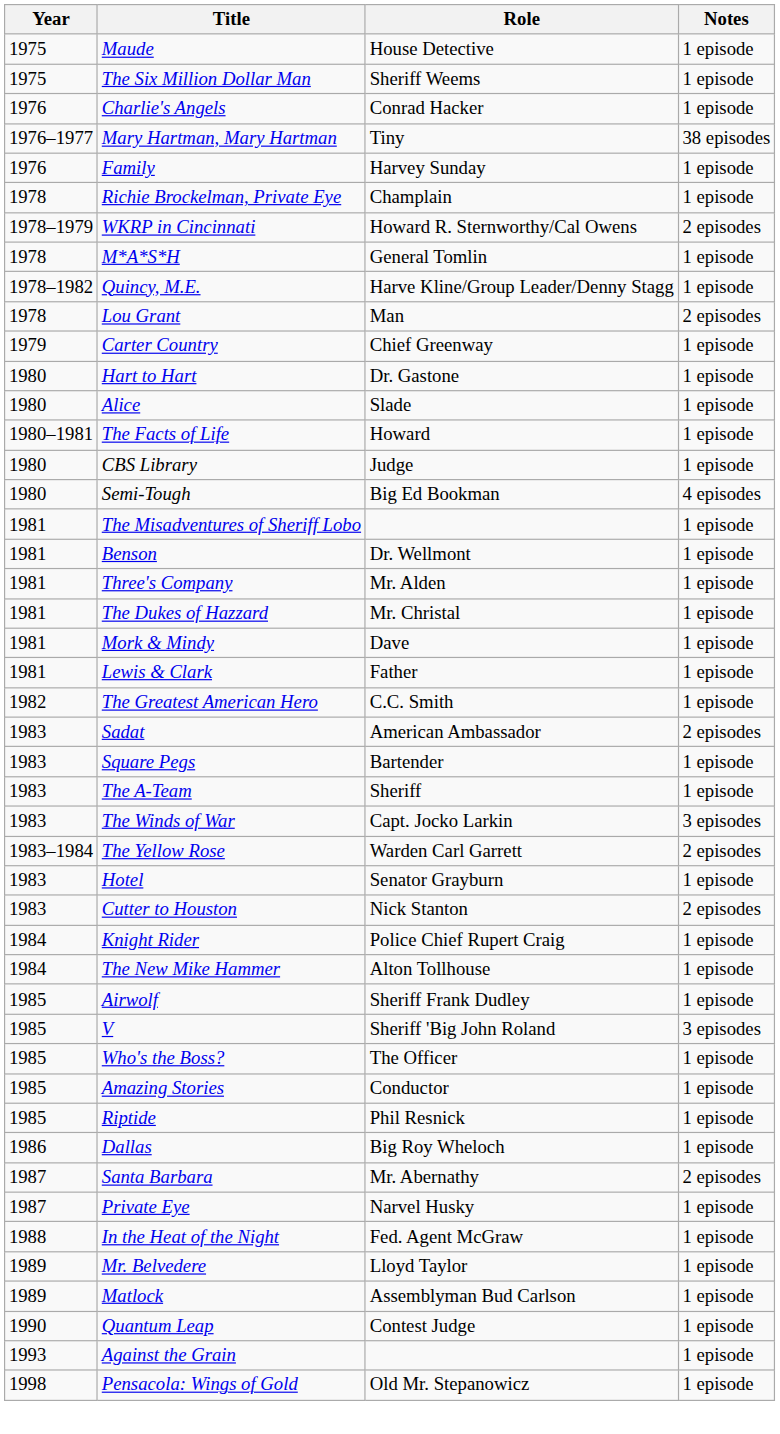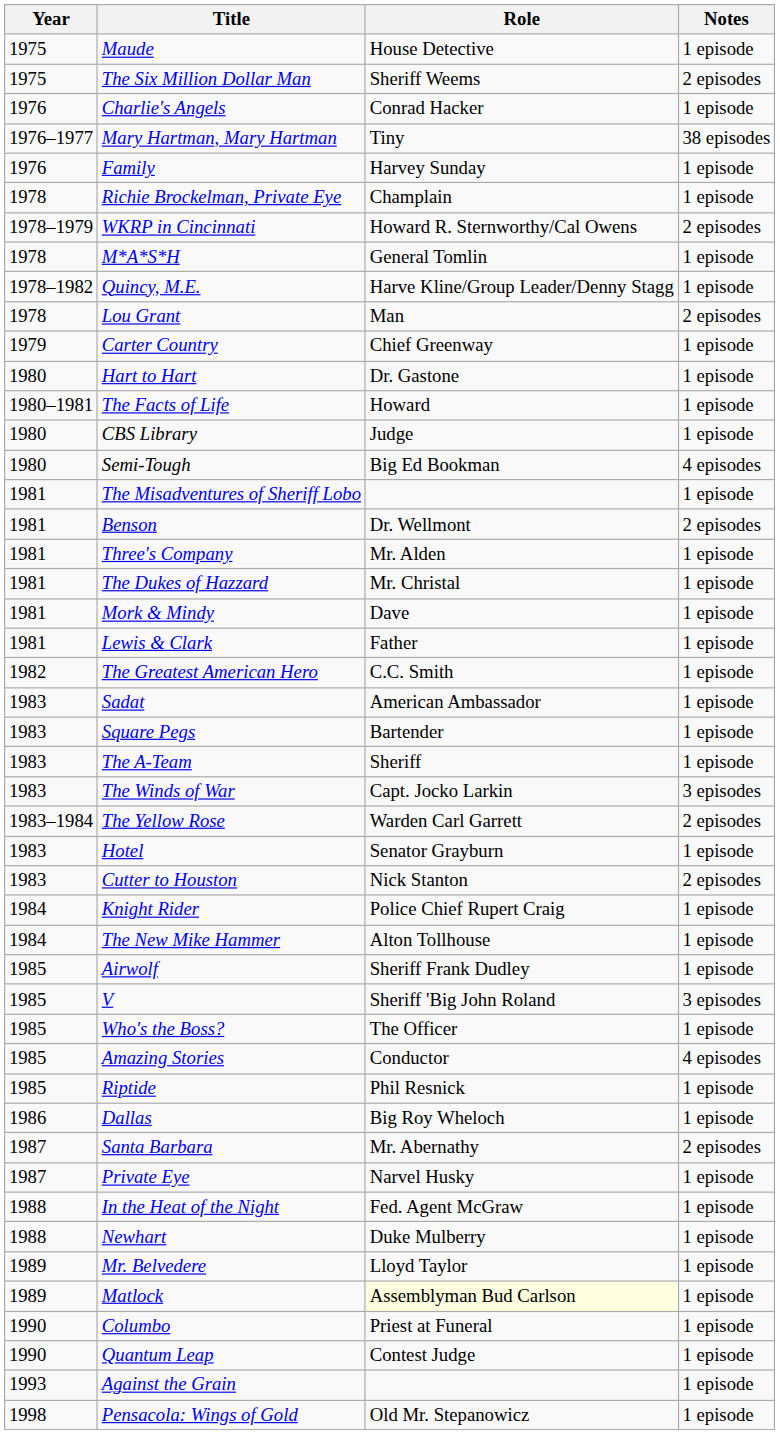(718, 78) 1 episode -> (722, 78) 2 episodes
- row: (121, 405)
(718, 553) 1 episode -> (722, 524) 2 episodes
(722, 731) 2 episodes -> (718, 702) 1 episode
(718, 1088) 1 episode -> (722, 1058) 4 episodes
+ row: (134, 1236)
(473, 1295) no background -> (473, 1295) lightyellow background
+ row: (136, 1325)
